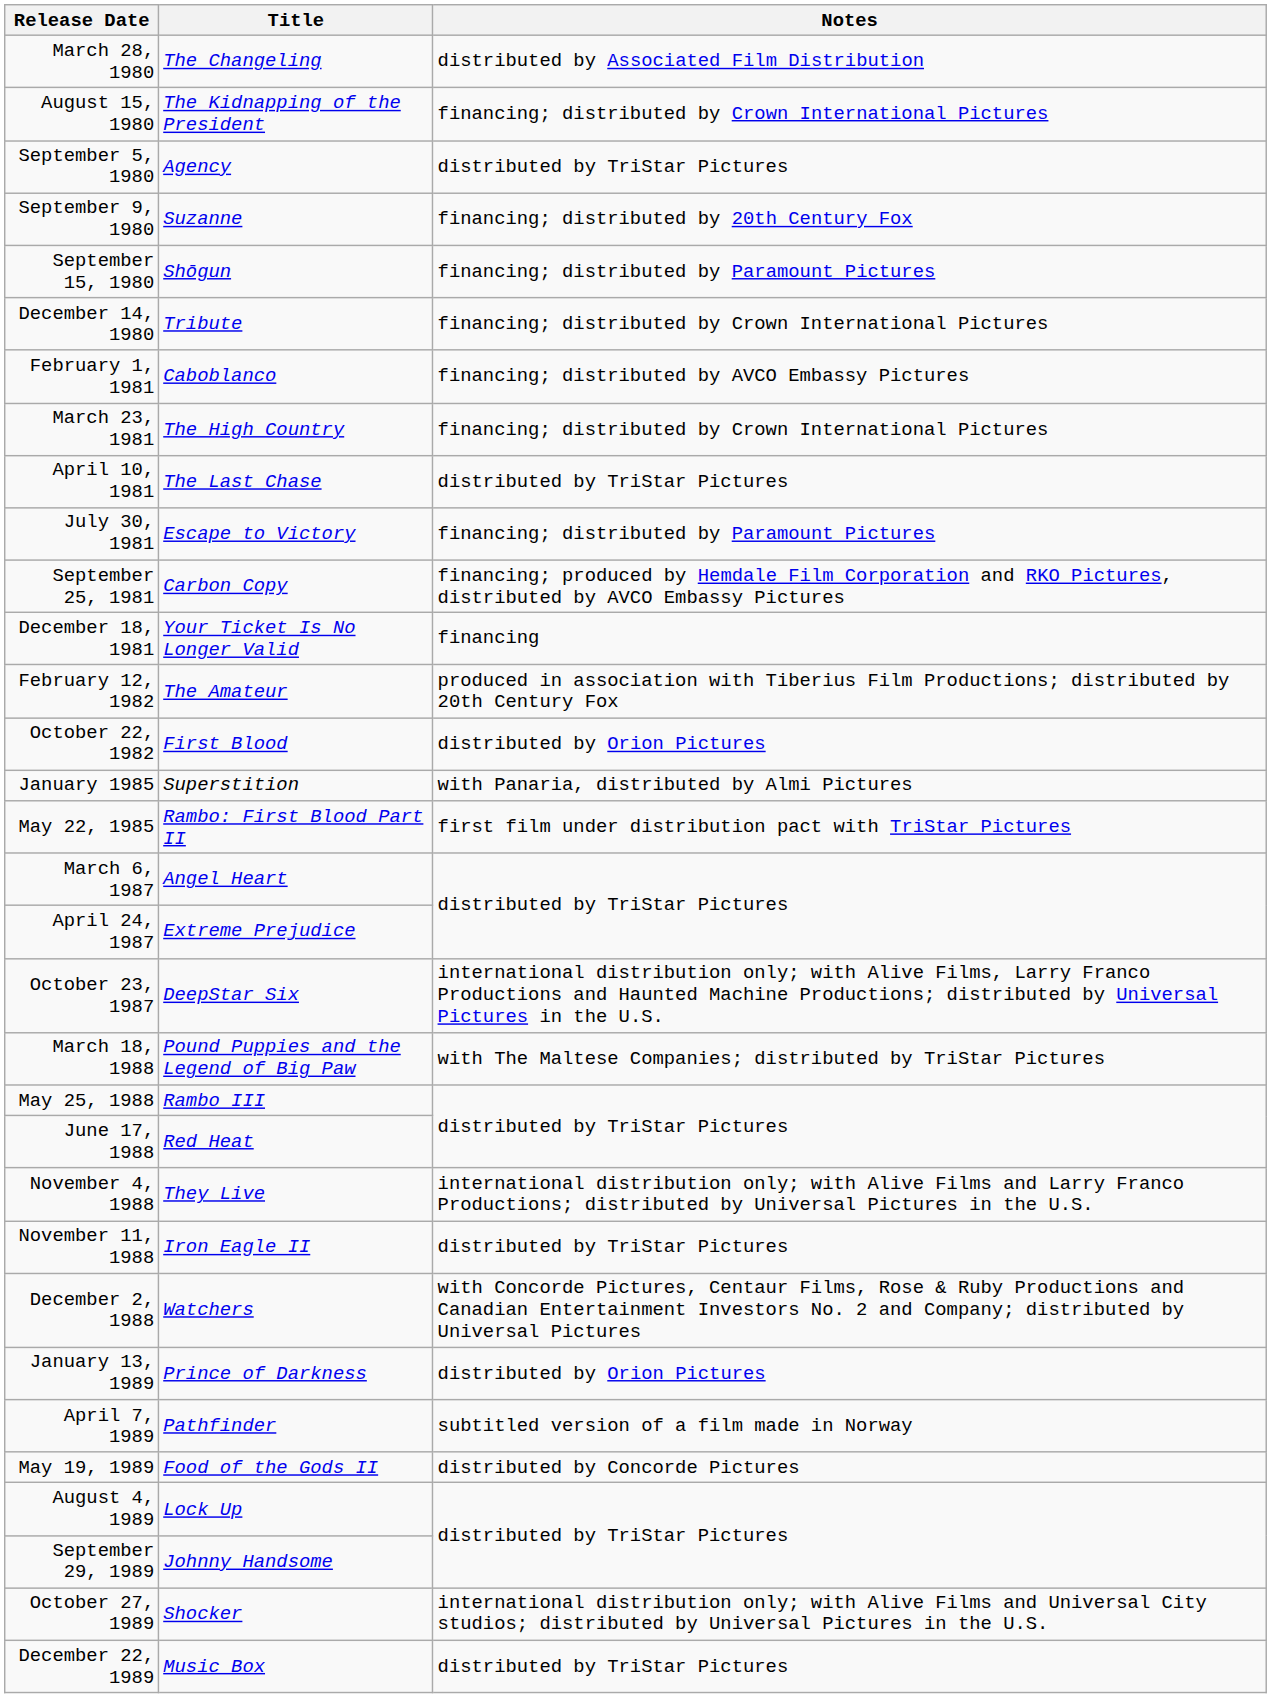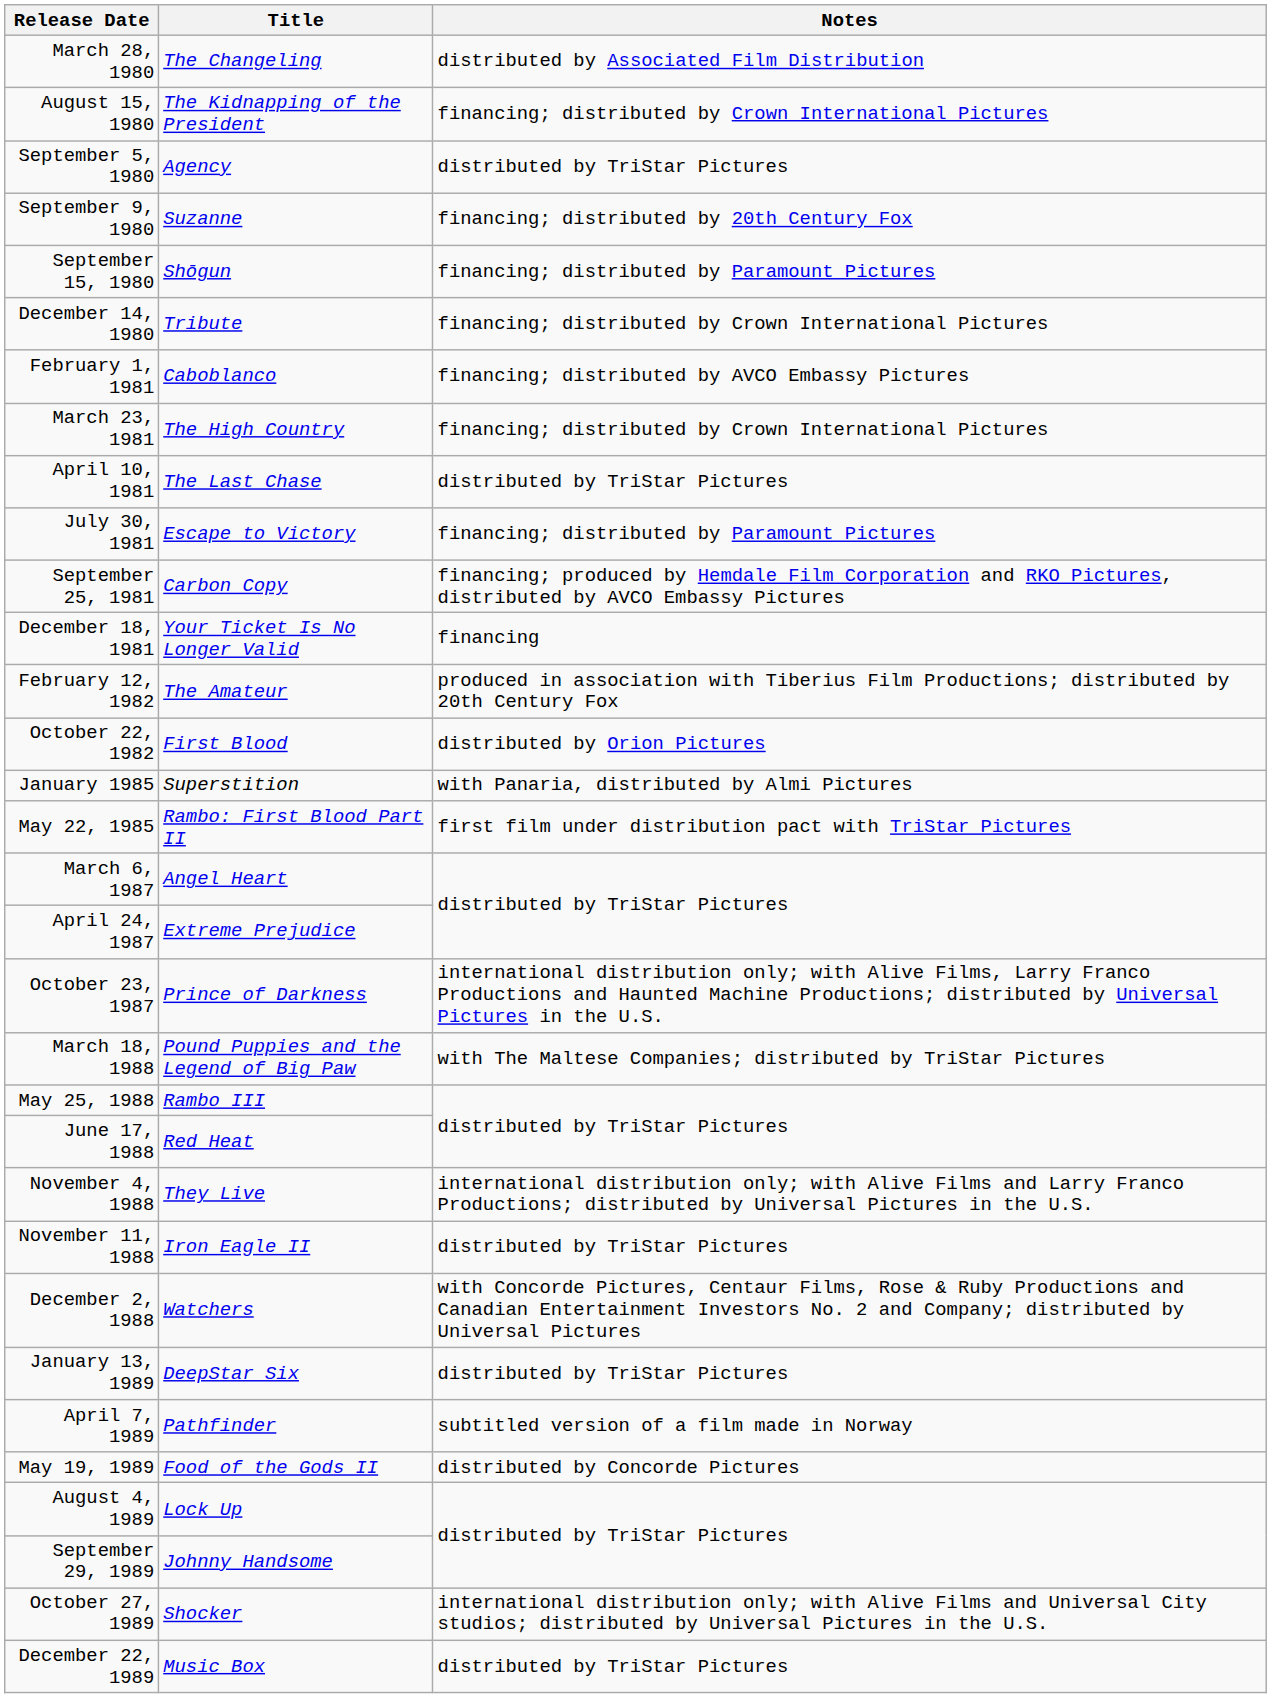(231, 995) DeepStar Six -> (265, 995) Prince of Darkness
(265, 1373) Prince of Darkness -> (231, 1373) DeepStar Six
(602, 1373) distributed by Orion Pictures -> (613, 1373) distributed by TriStar Pictures
